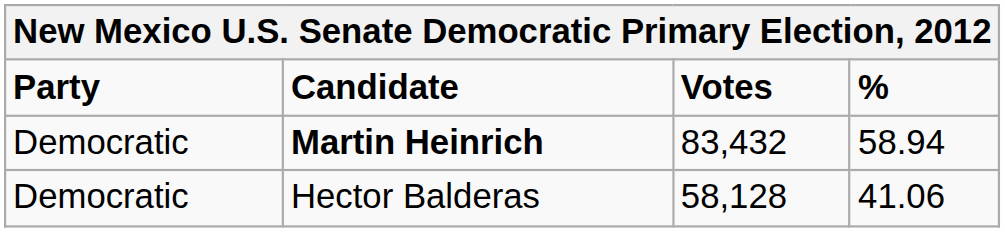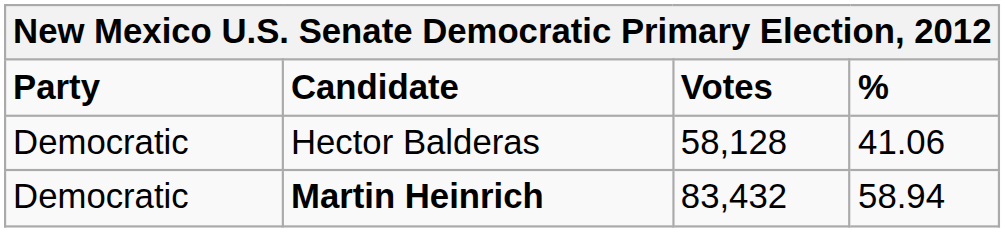rows swapped: (417, 142) <-> (415, 197)
